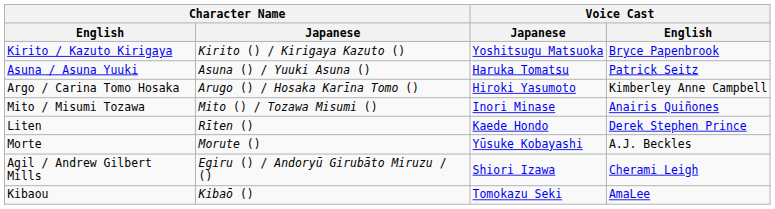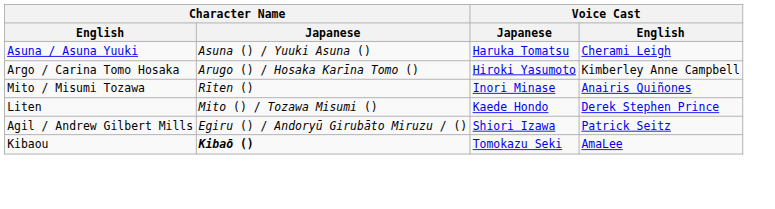- row: (90, 51)
(654, 70) Patrick Seitz -> (626, 51) Cherami Leigh
(288, 107) Mito () / Tozawa Misumi () -> (226, 88) Rīten ()
(226, 126) Rīten () -> (288, 107) Mito () / Tozawa Misumi ()
- row: (24, 144)
(654, 170) Cherami Leigh -> (626, 126) Patrick Seitz
(226, 195) normal -> (226, 144) bold
